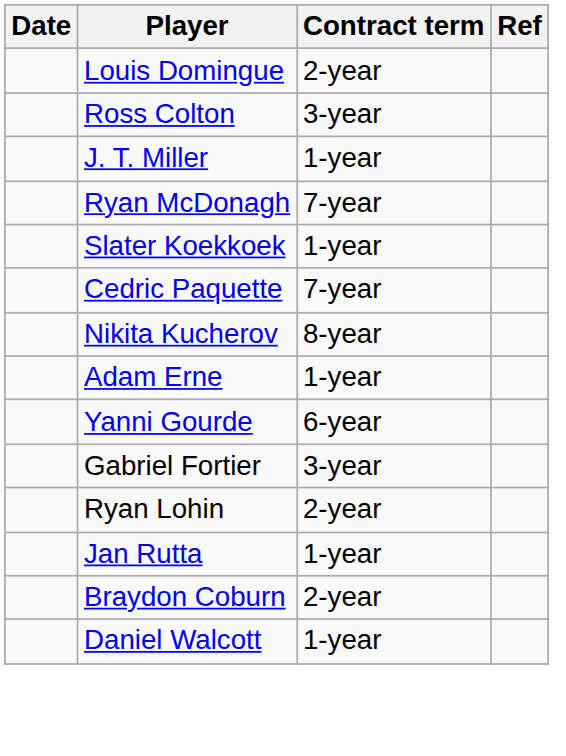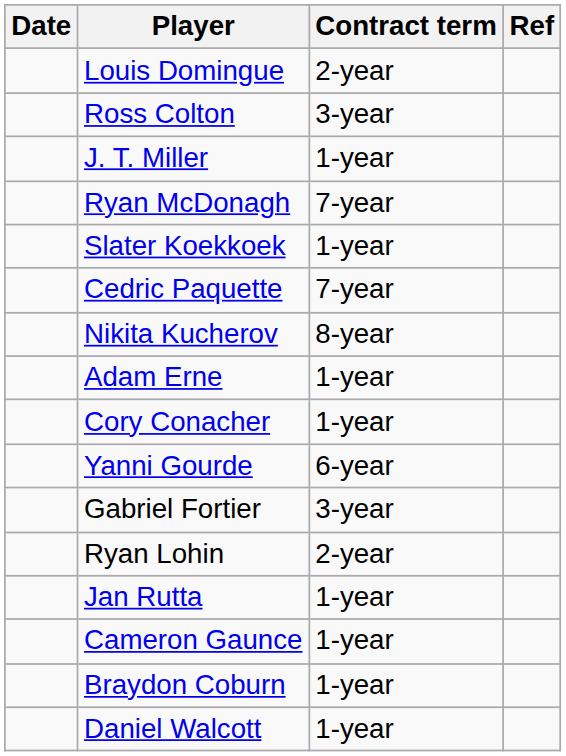+ row: (177, 421)
+ row: (193, 641)
(342, 597) 2-year -> (355, 684) 1-year
